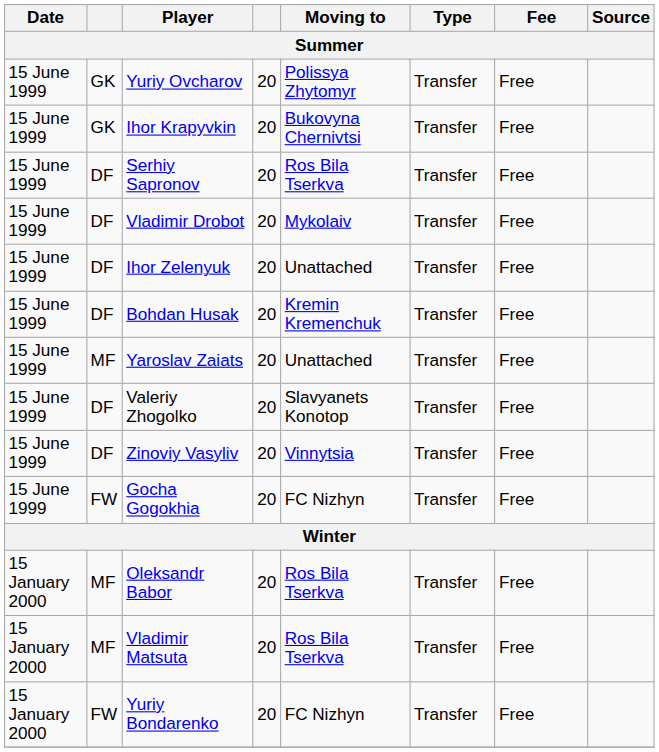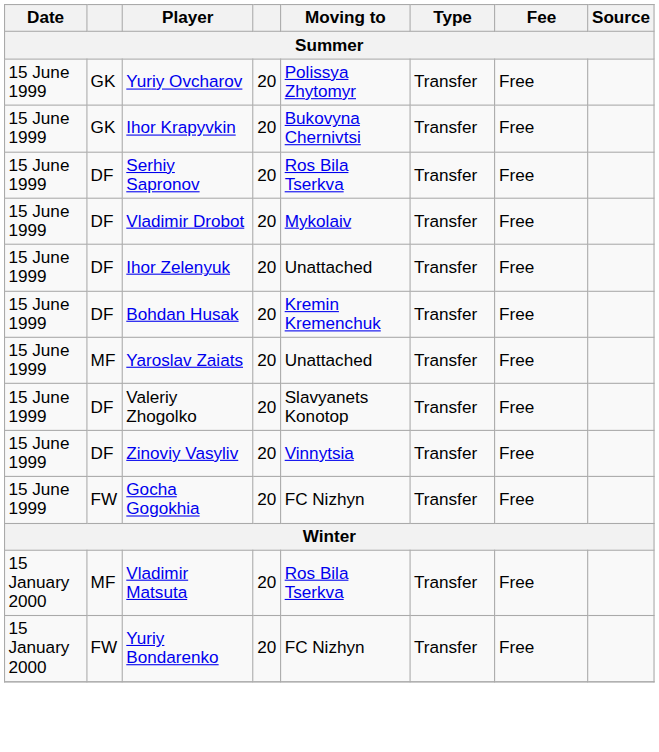- row: (165, 582)
